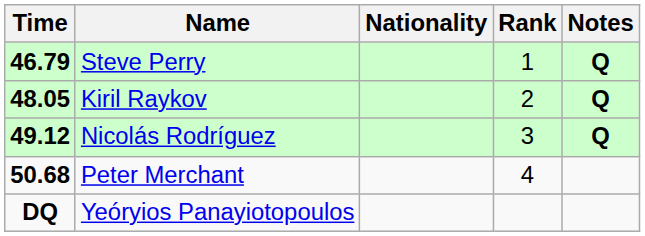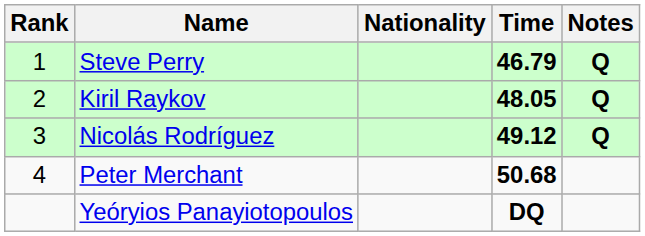columns swapped: (527, 23) <-> (40, 23)
